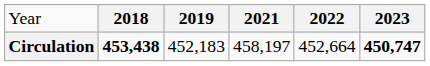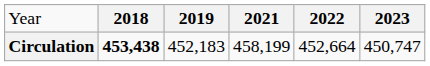(262, 46) 458,197 -> (262, 46) 458,199
(392, 46) bold -> (392, 46) normal
